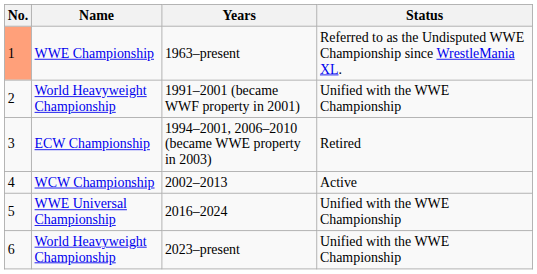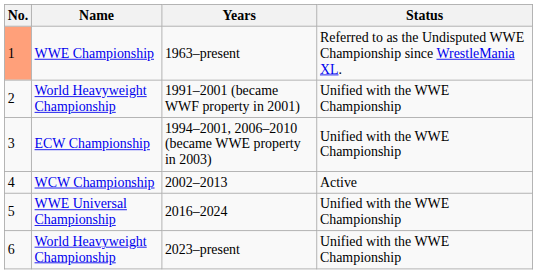(340, 144) Retired -> (385, 144) Unified with the WWE Championship
